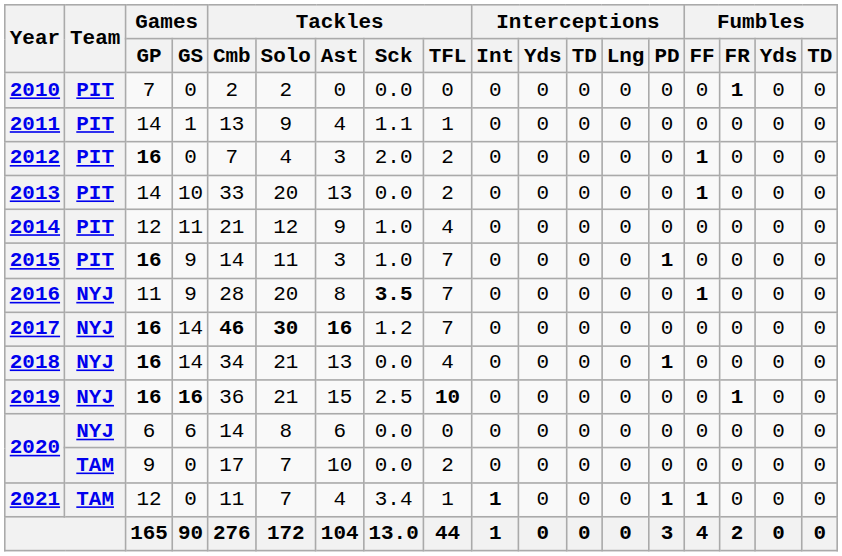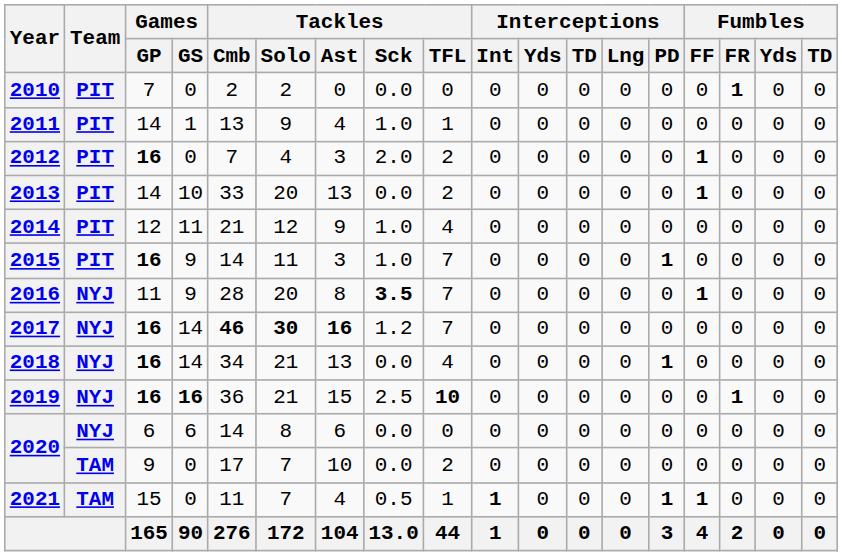(394, 124) 1.1 -> (394, 124) 1.0
(149, 499) 12 -> (149, 499) 15
(394, 499) 3.4 -> (394, 499) 0.5
